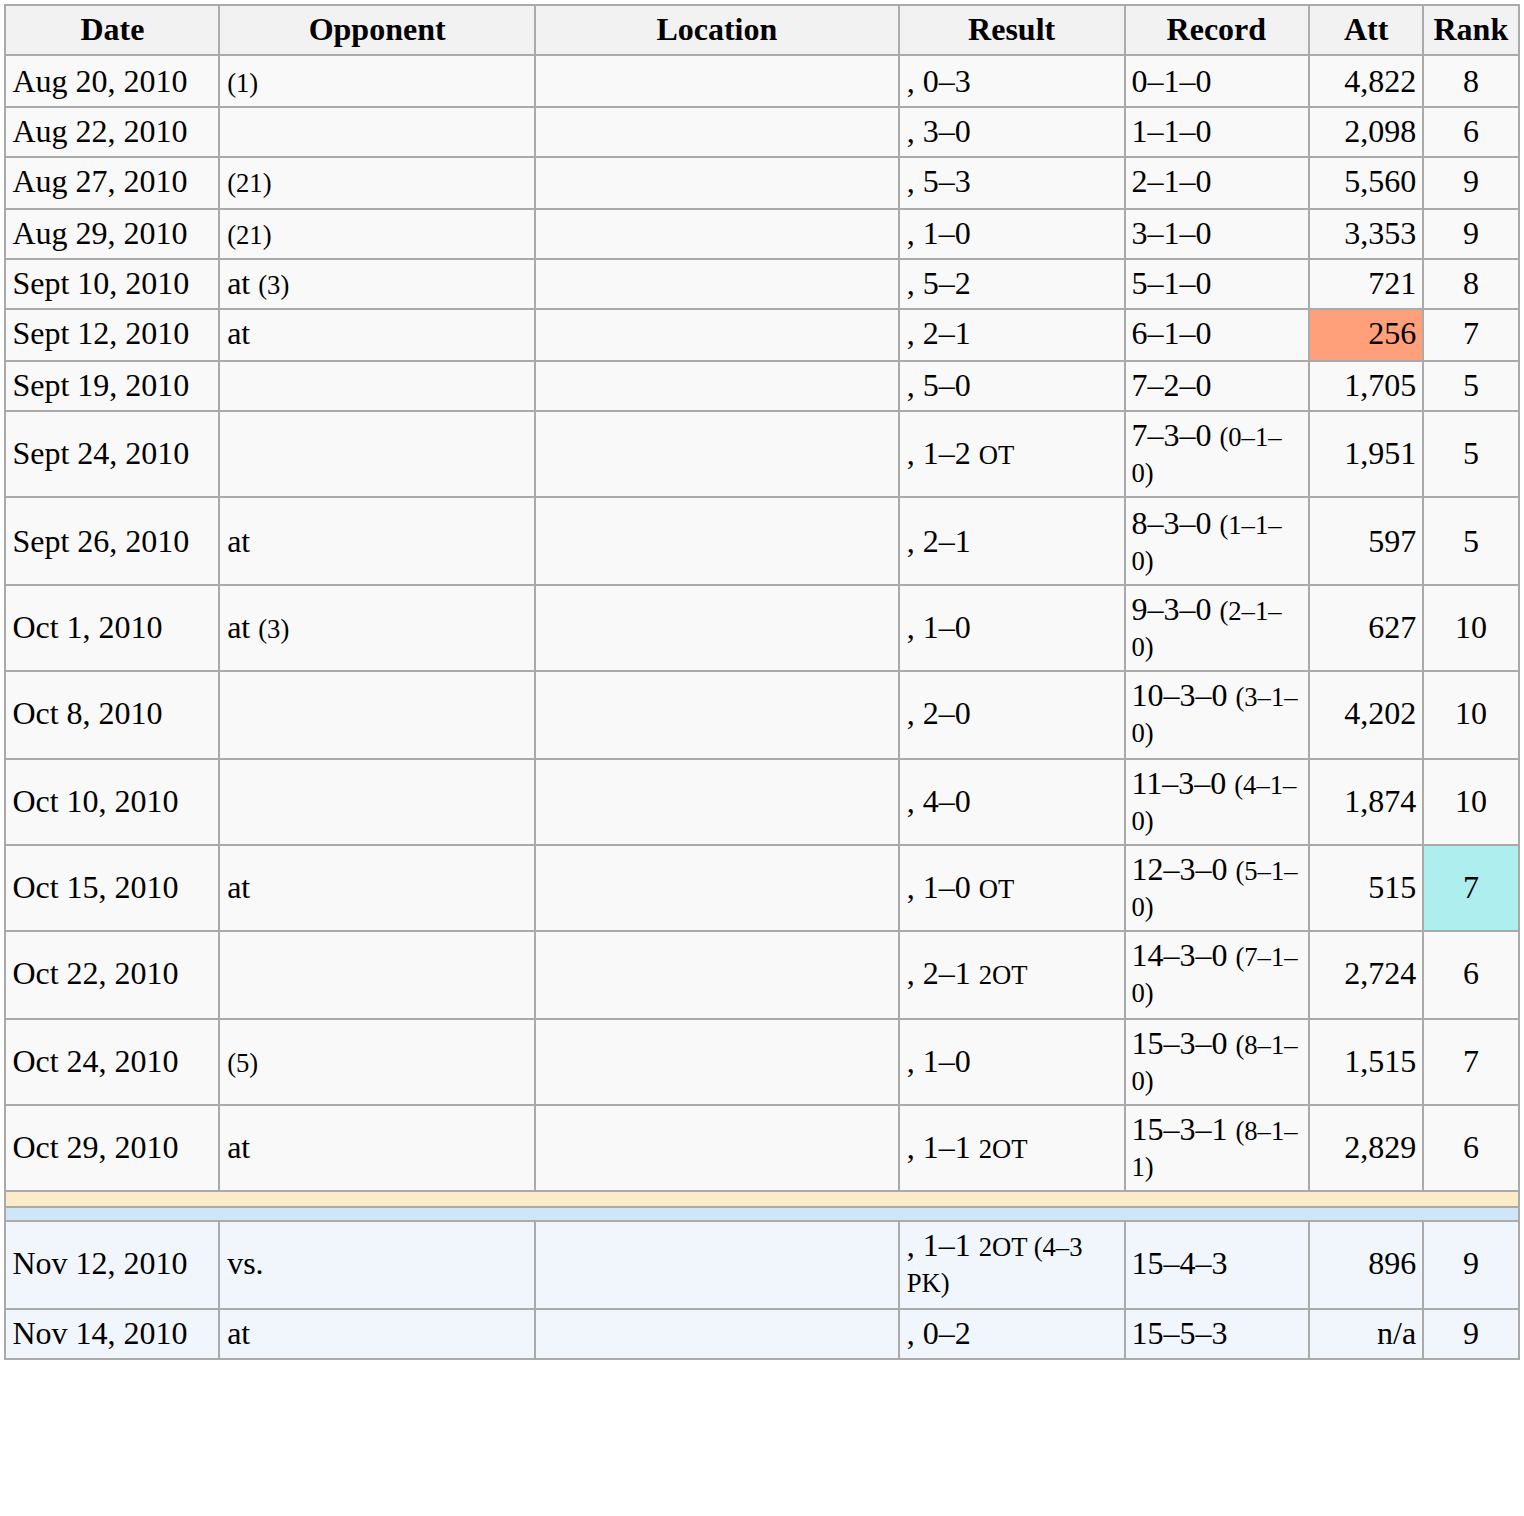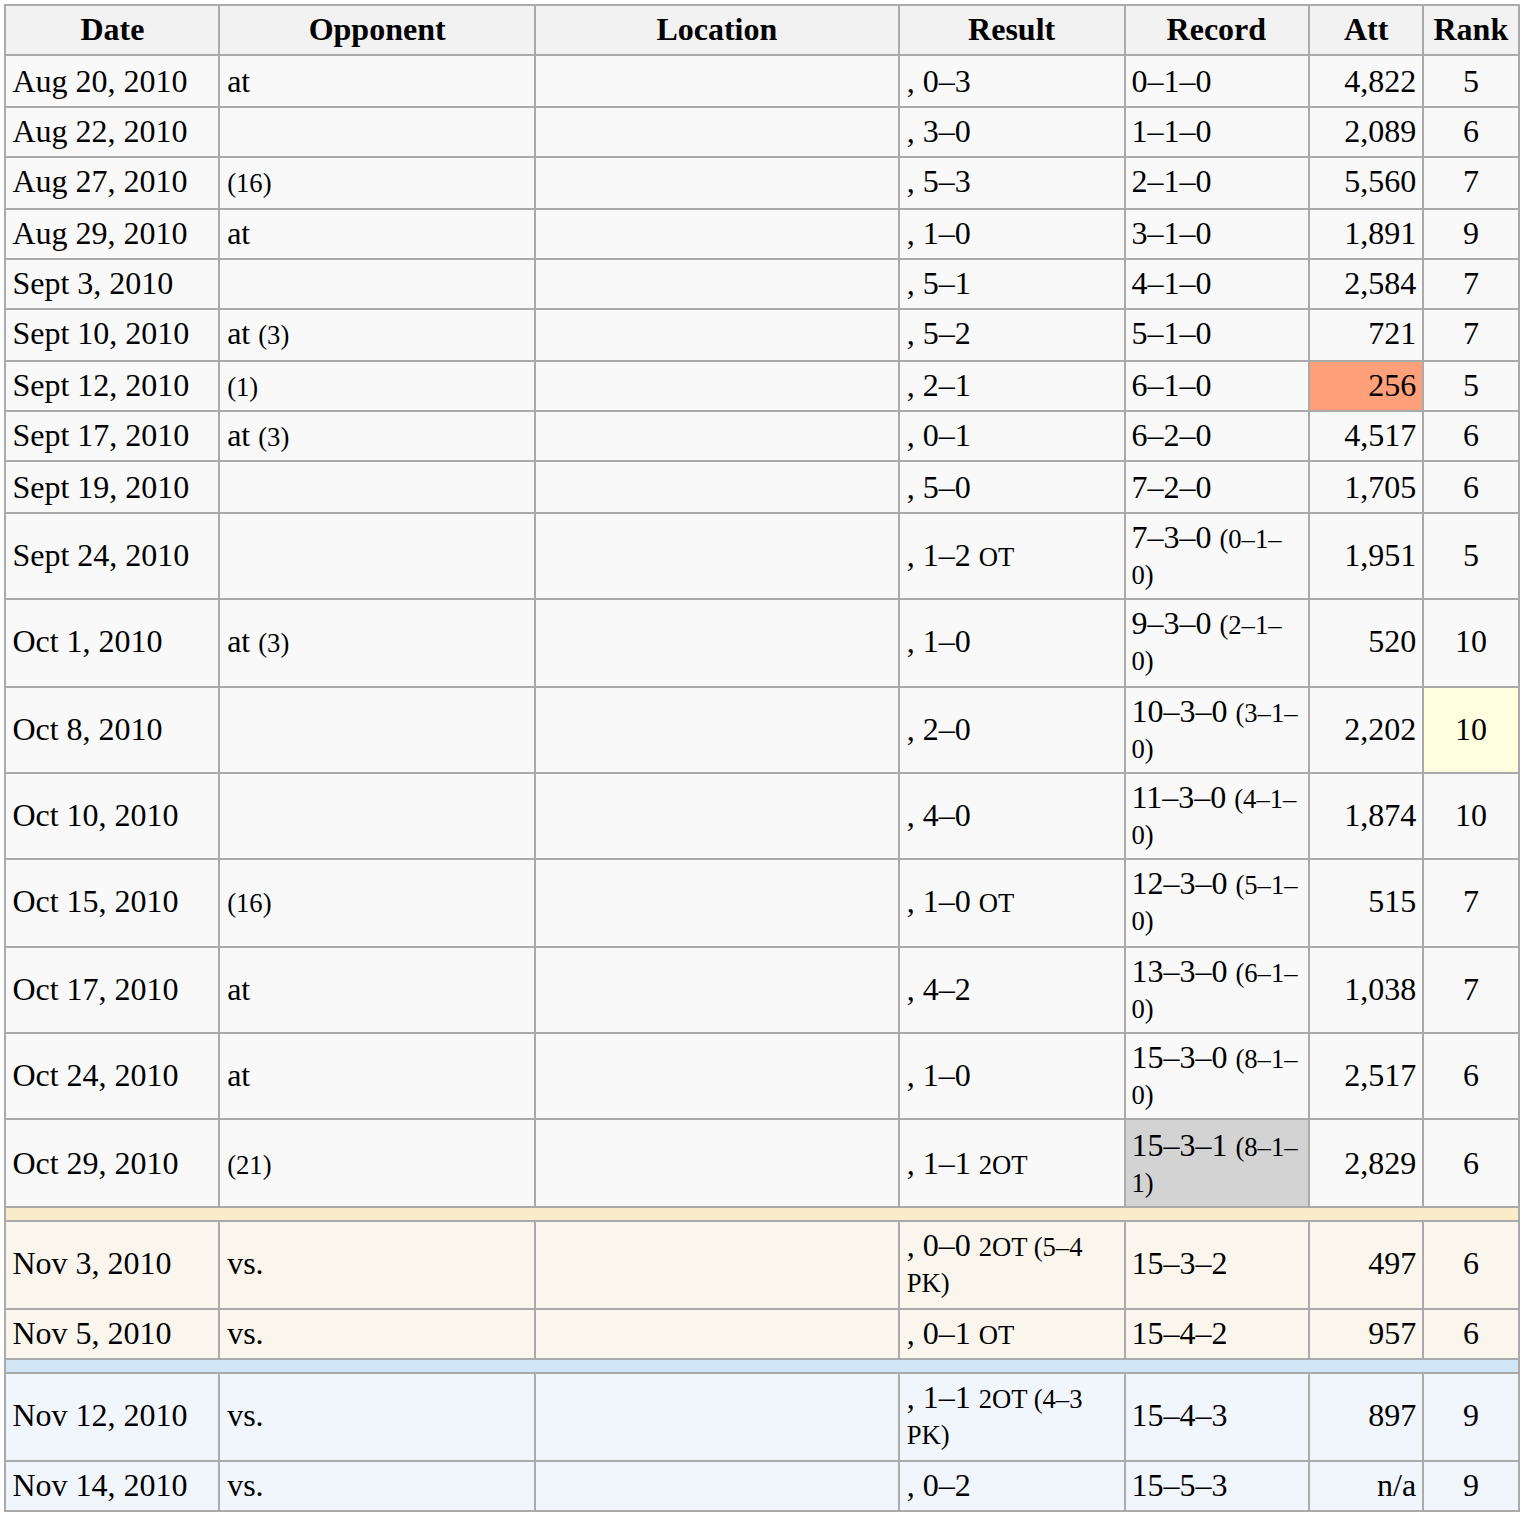(243, 82) (1) -> (239, 80) at
(1471, 80) 8 -> (1471, 80) 5
(1380, 131) 2,098 -> (1380, 131) 2,089
(249, 184) (21) -> (249, 184) (16)
(1471, 182) 9 -> (1471, 182) 7
(249, 234) (21) -> (239, 232) at
(1380, 232) 3,353 -> (1380, 232) 1,891
+ row: (93, 283)
(1471, 283) 8 -> (1471, 334) 7
(239, 334) at -> (243, 387) (1)
(1471, 334) 7 -> (1471, 385) 5
+ row: (101, 435)
(1471, 385) 5 -> (1471, 486) 6
- row: (101, 540)
(1392, 627) 627 -> (1392, 642) 520
(1380, 714) 4,202 -> (1380, 728) 2,202
(1471, 714) no background -> (1471, 728) lightyellow background
(239, 887) at -> (249, 904) (16)
(1471, 887) paleturquoise background -> (1471, 902) no background
+ row: (95, 989)
- row: (95, 974)
(243, 1063) (5) -> (239, 1075) at
(1380, 1061) 1,515 -> (1380, 1075) 2,517
(1471, 1061) 7 -> (1471, 1075) 6
(239, 1147) at -> (249, 1164) (21)
(1214, 1147) no background -> (1214, 1162) lightgrey background
+ row: (92, 1264)
+ row: (92, 1332)
(1392, 1264) 896 -> (1392, 1416) 897
(239, 1332) at -> (245, 1485) vs.
